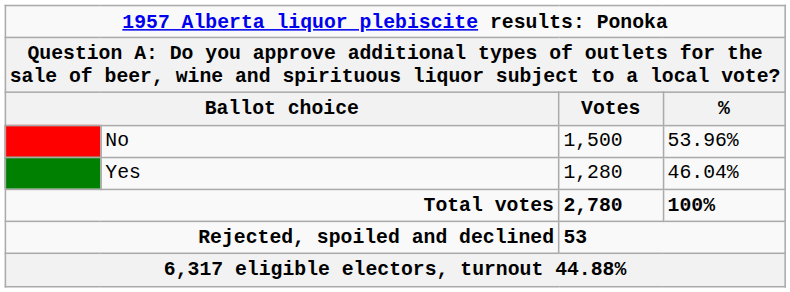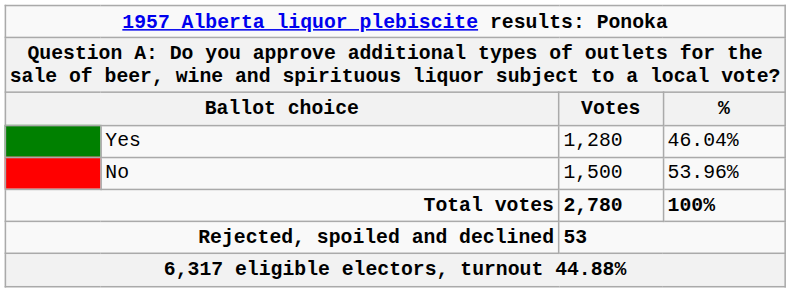rows swapped: (117, 141) <-> (123, 173)
